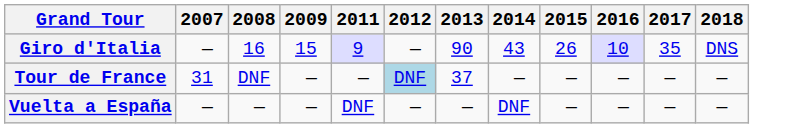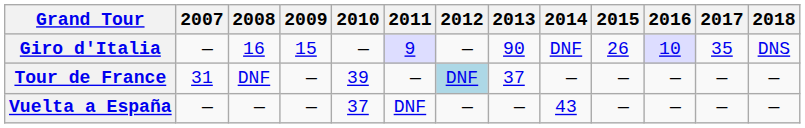+ column: (358, 19)
(514, 49) 43 -> (566, 49) DNF
(514, 108) DNF -> (566, 108) 43
